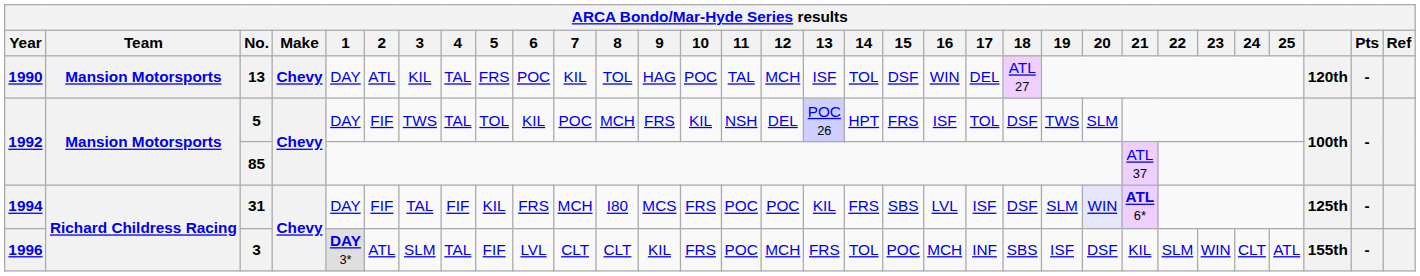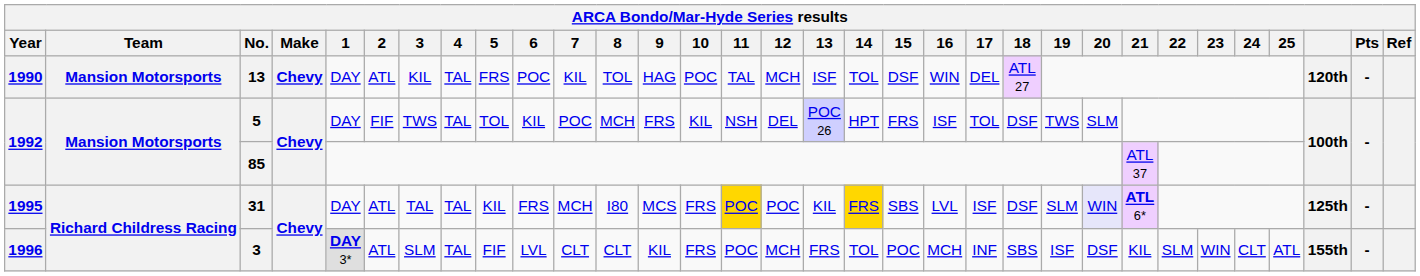(25, 207) 1994 -> (25, 207) 1995
(382, 207) FIF -> (382, 207) ATL
(458, 207) FIF -> (458, 207) TAL
(741, 207) no background -> (741, 207) gold background
(864, 207) no background -> (864, 207) gold background
